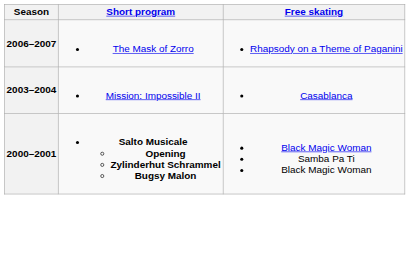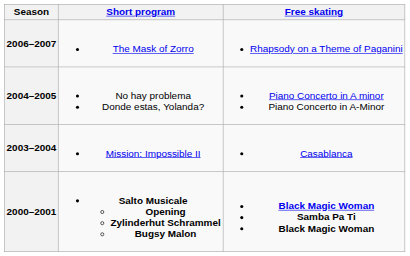+ row: (31, 95)
(314, 159) normal -> (314, 217) bold
